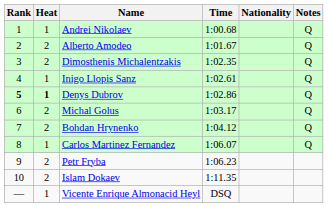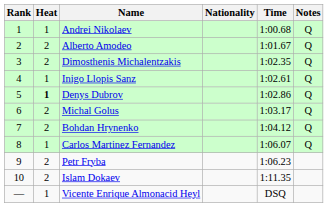columns swapped: (266, 12) <-> (221, 12)
(19, 95) bold -> (19, 95) normal
